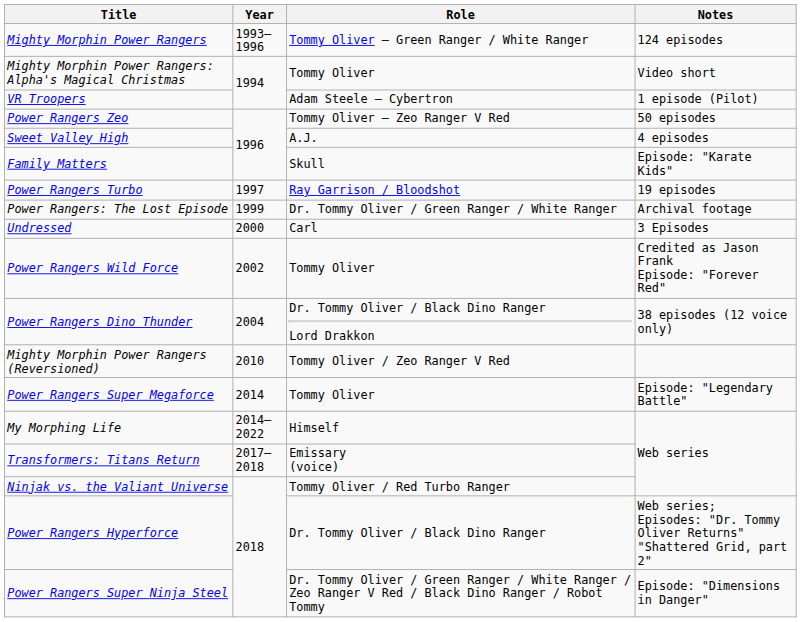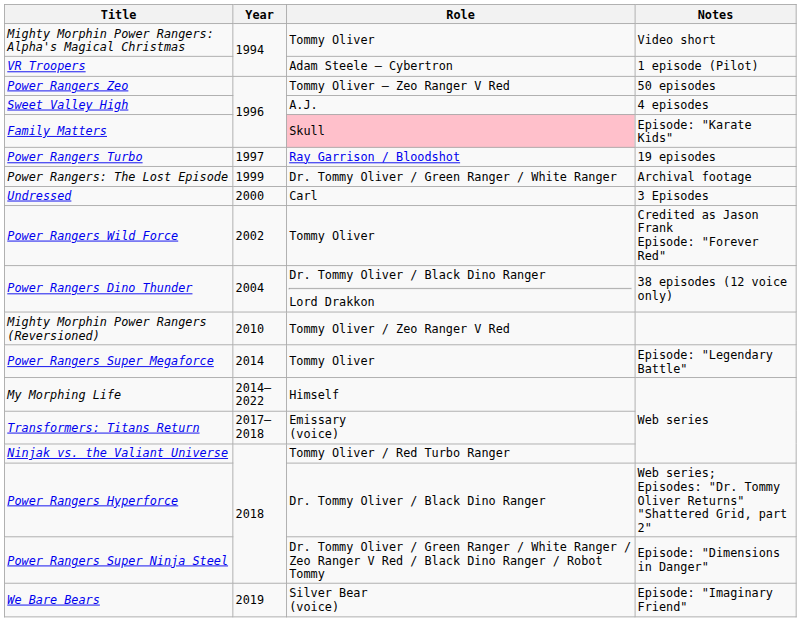- row: (107, 40)
(307, 164) no background -> (307, 131) pink background
+ row: (54, 600)
